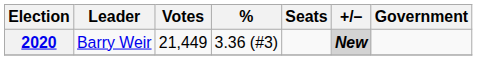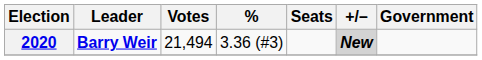(114, 42) normal -> (117, 42) bold
(183, 42) 21,449 -> (188, 42) 21,494
